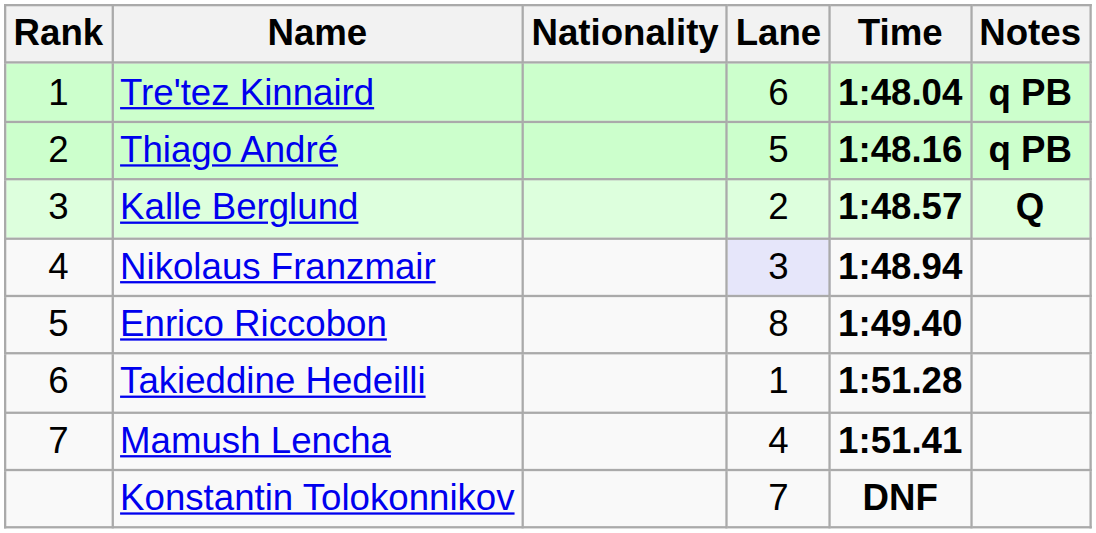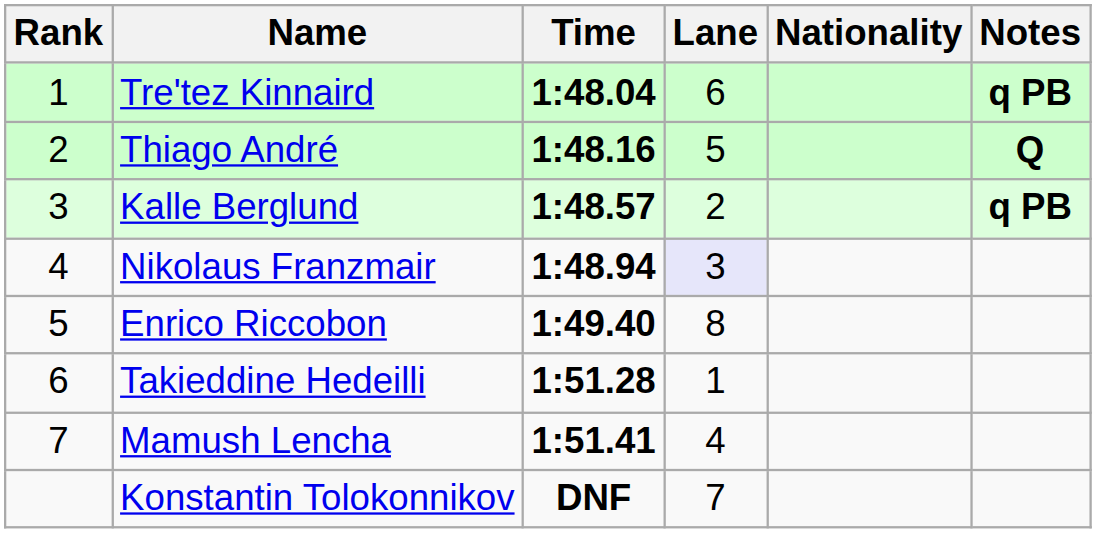columns swapped: (625, 33) <-> (900, 33)
(1030, 149) q PB -> (1030, 149) Q
(1030, 207) Q -> (1030, 207) q PB
